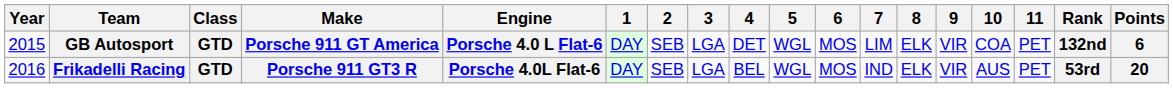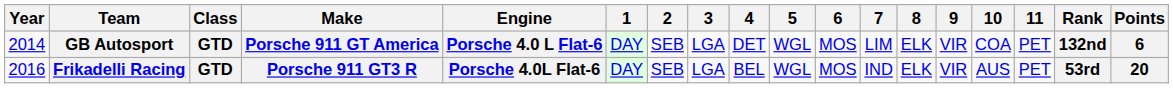(27, 44) 2015 -> (27, 44) 2014
